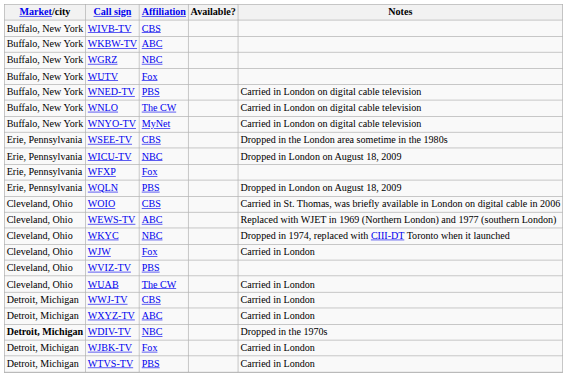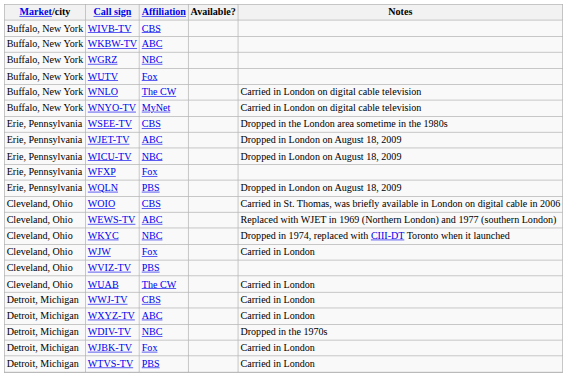- row: (111, 92)
+ row: (109, 140)
(45, 332) bold -> (43, 332) normal
